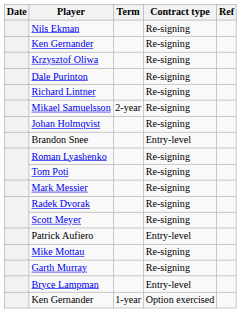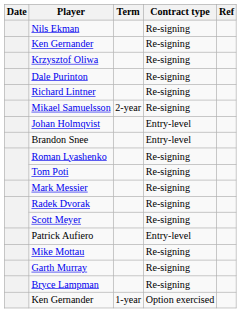(168, 124) Re-signing -> (168, 124) Entry-level
(168, 284) Entry-level -> (168, 284) Re-signing
